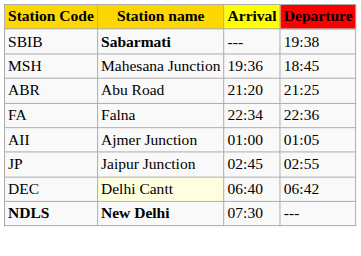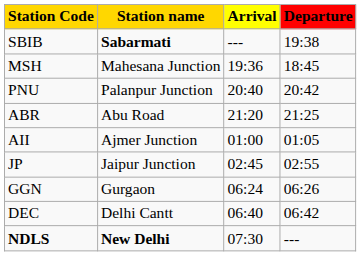+ row: (24, 90)
- row: (17, 115)
+ row: (25, 189)
(137, 189) lightyellow background -> (137, 213) no background
